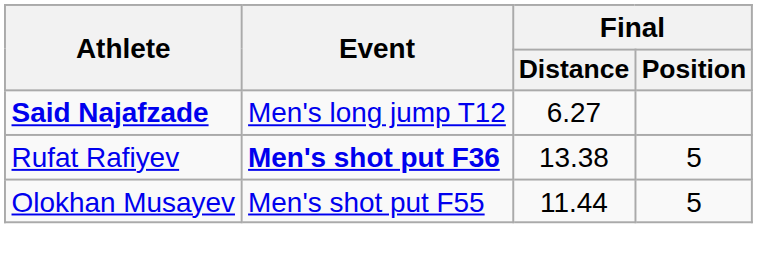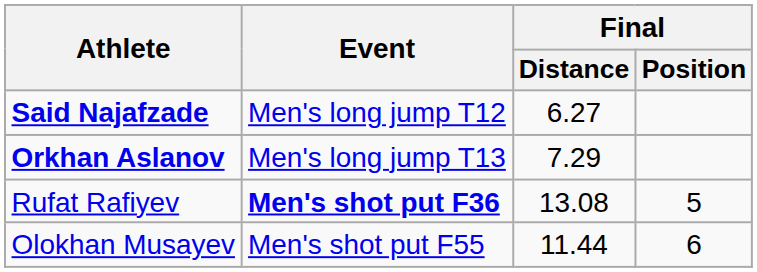+ row: (118, 157)
(574, 157) 13.38 -> (574, 201) 13.08
(694, 201) 5 -> (694, 246) 6
